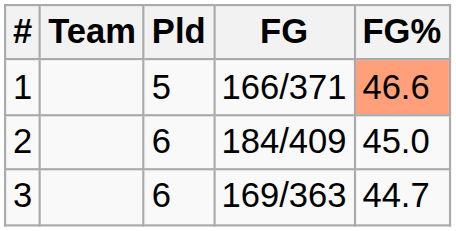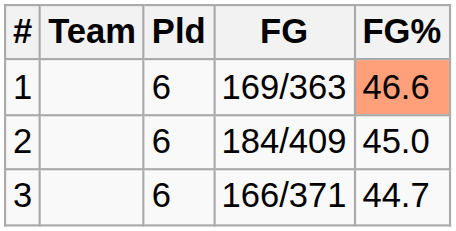(161, 86) 5 -> (161, 86) 6
(284, 86) 166/371 -> (284, 86) 169/363
(284, 196) 169/363 -> (284, 196) 166/371
